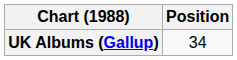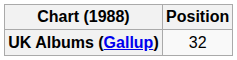(198, 42) 34 -> (198, 42) 32
